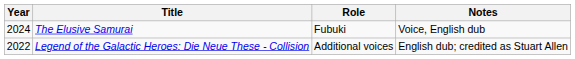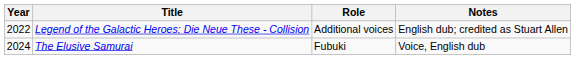rows swapped: (172, 46) <-> (84, 29)
